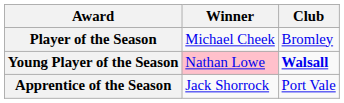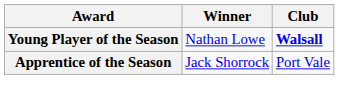- row: (93, 39)
(225, 62) pink background -> (225, 39) no background
